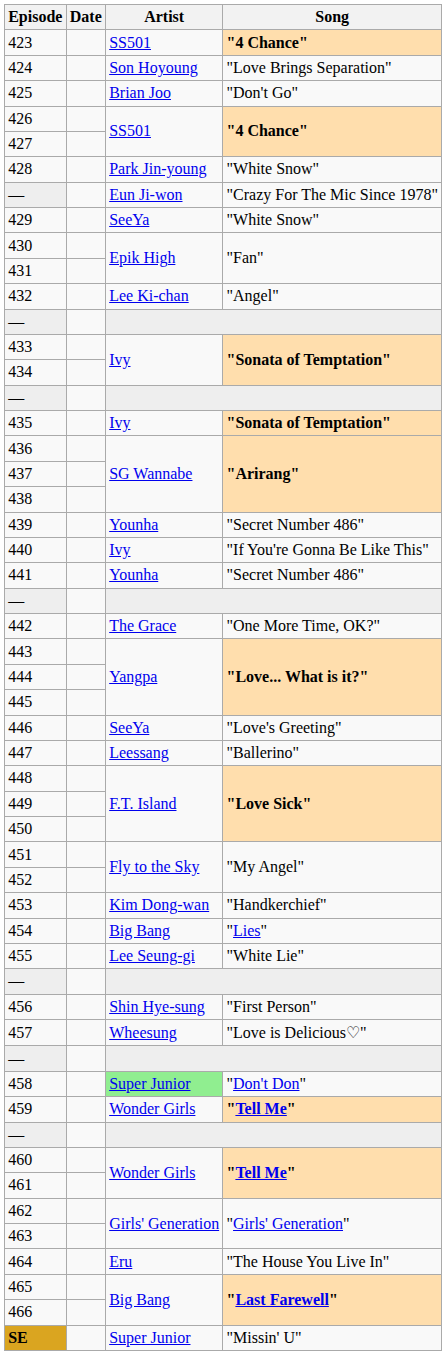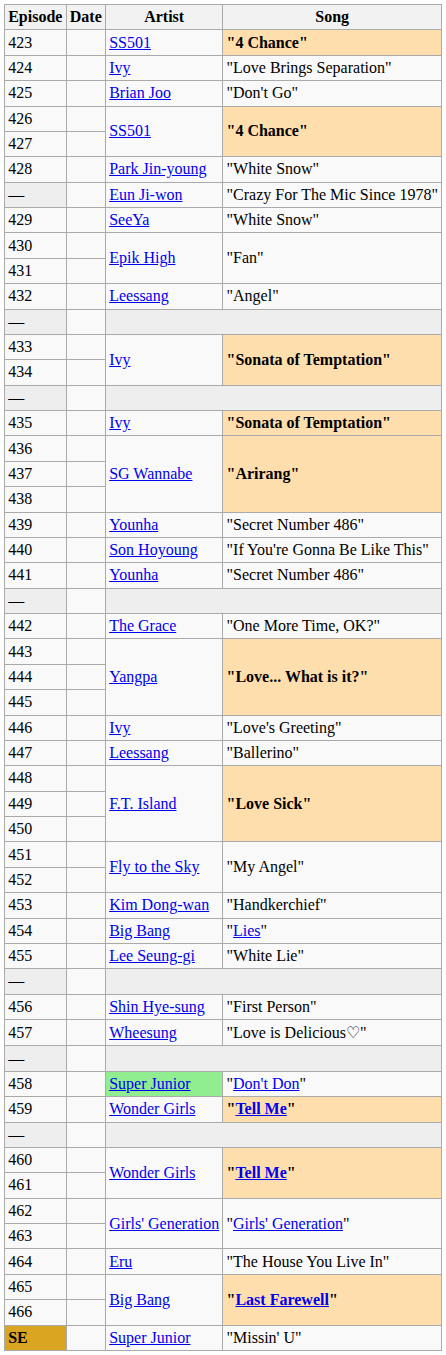(153, 67) Son Hoyoung -> (120, 67) Ivy
(149, 296) Lee Ki-chan -> (139, 296) Leessang
(120, 550) Ivy -> (153, 550) Son Hoyoung
(129, 727) SeeYa -> (120, 727) Ivy
